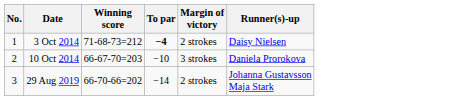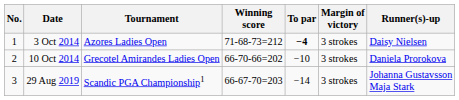+ column: (152, 19)
(198, 41) 2 strokes -> (339, 41) 3 strokes
(113, 58) 66-67-70=203 -> (254, 58) 66-70-66=202
(113, 81) 66-70-66=202 -> (254, 81) 66-67-70=203
(198, 81) 2 strokes -> (339, 81) 3 strokes
